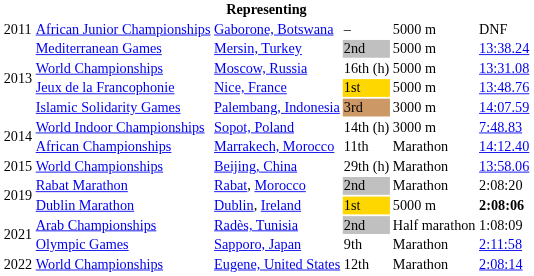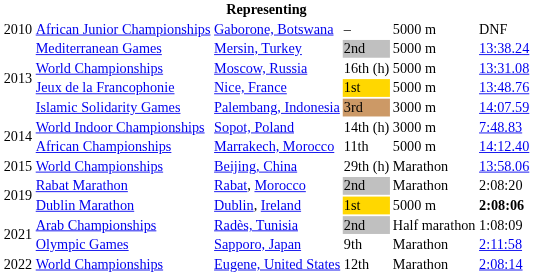(18, 29) 2011 -> (18, 29) 2010
(421, 146) Marathon -> (414, 146) 5000 m
